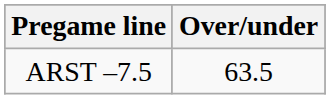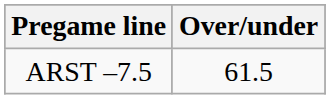(249, 70) 63.5 -> (249, 70) 61.5
